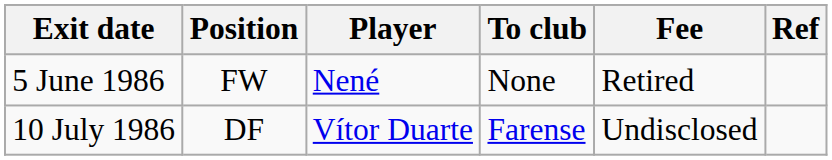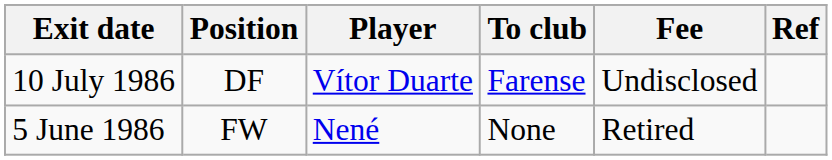rows swapped: (88, 79) <-> (94, 129)
